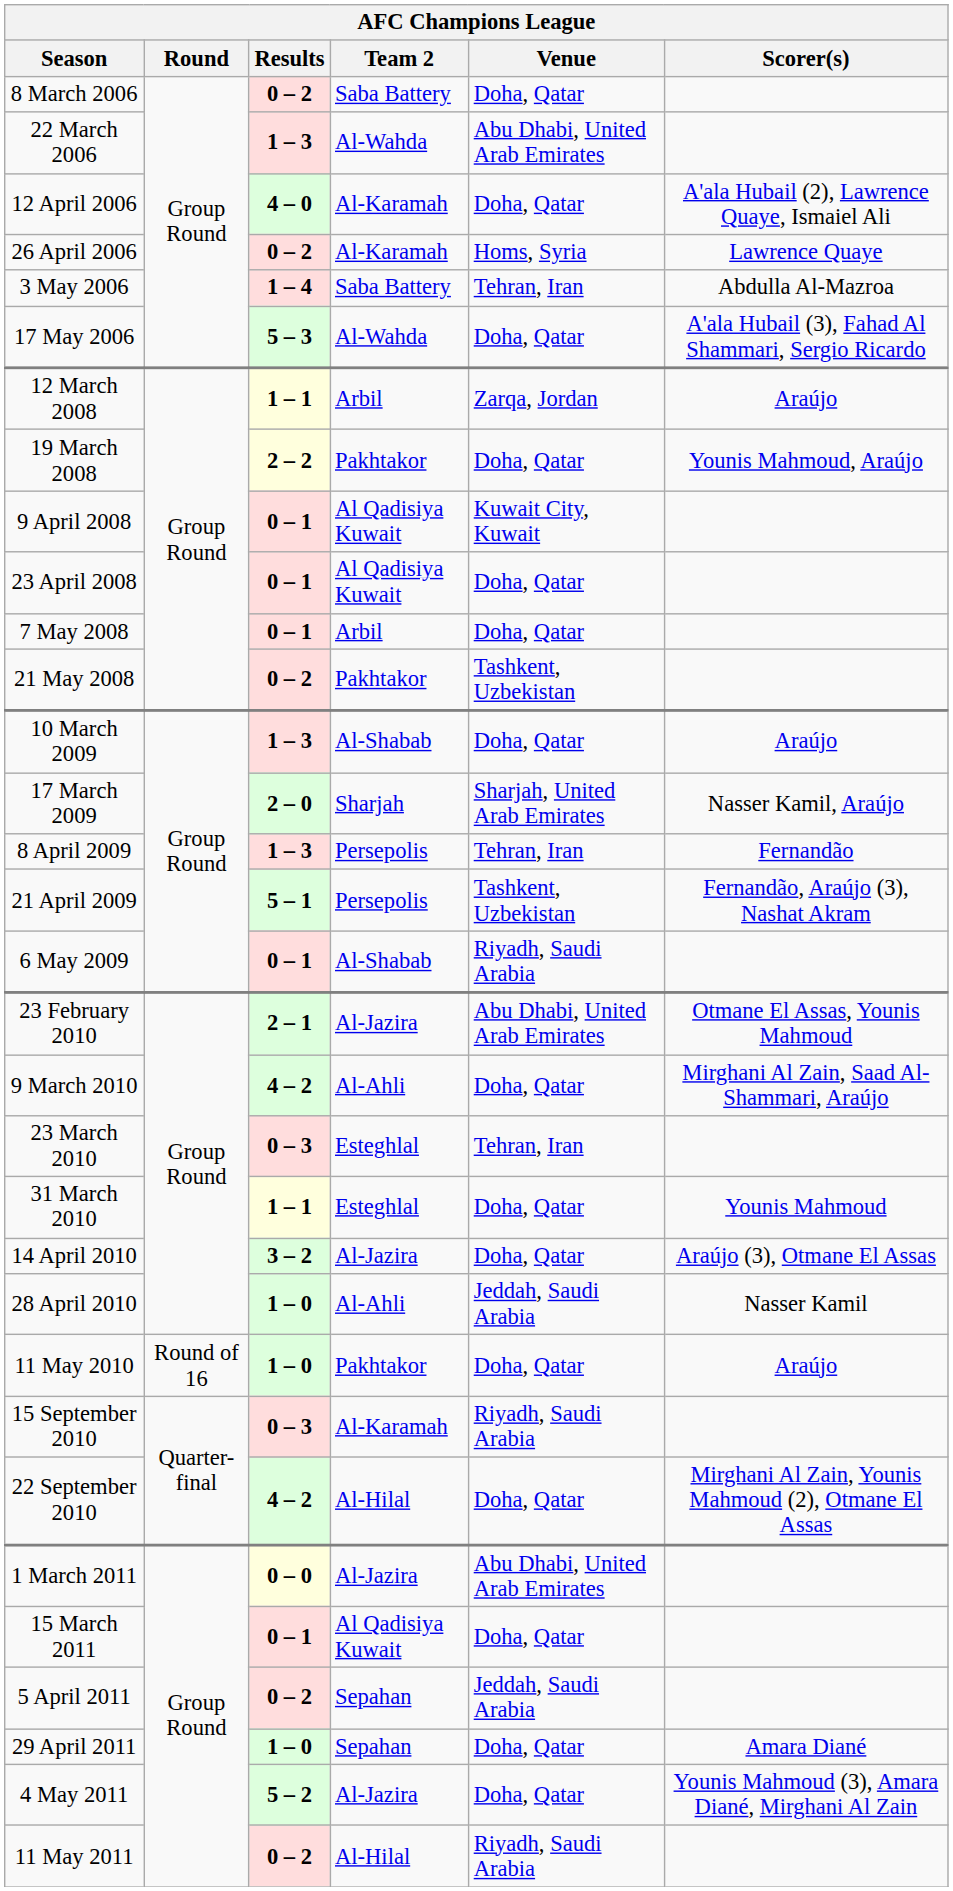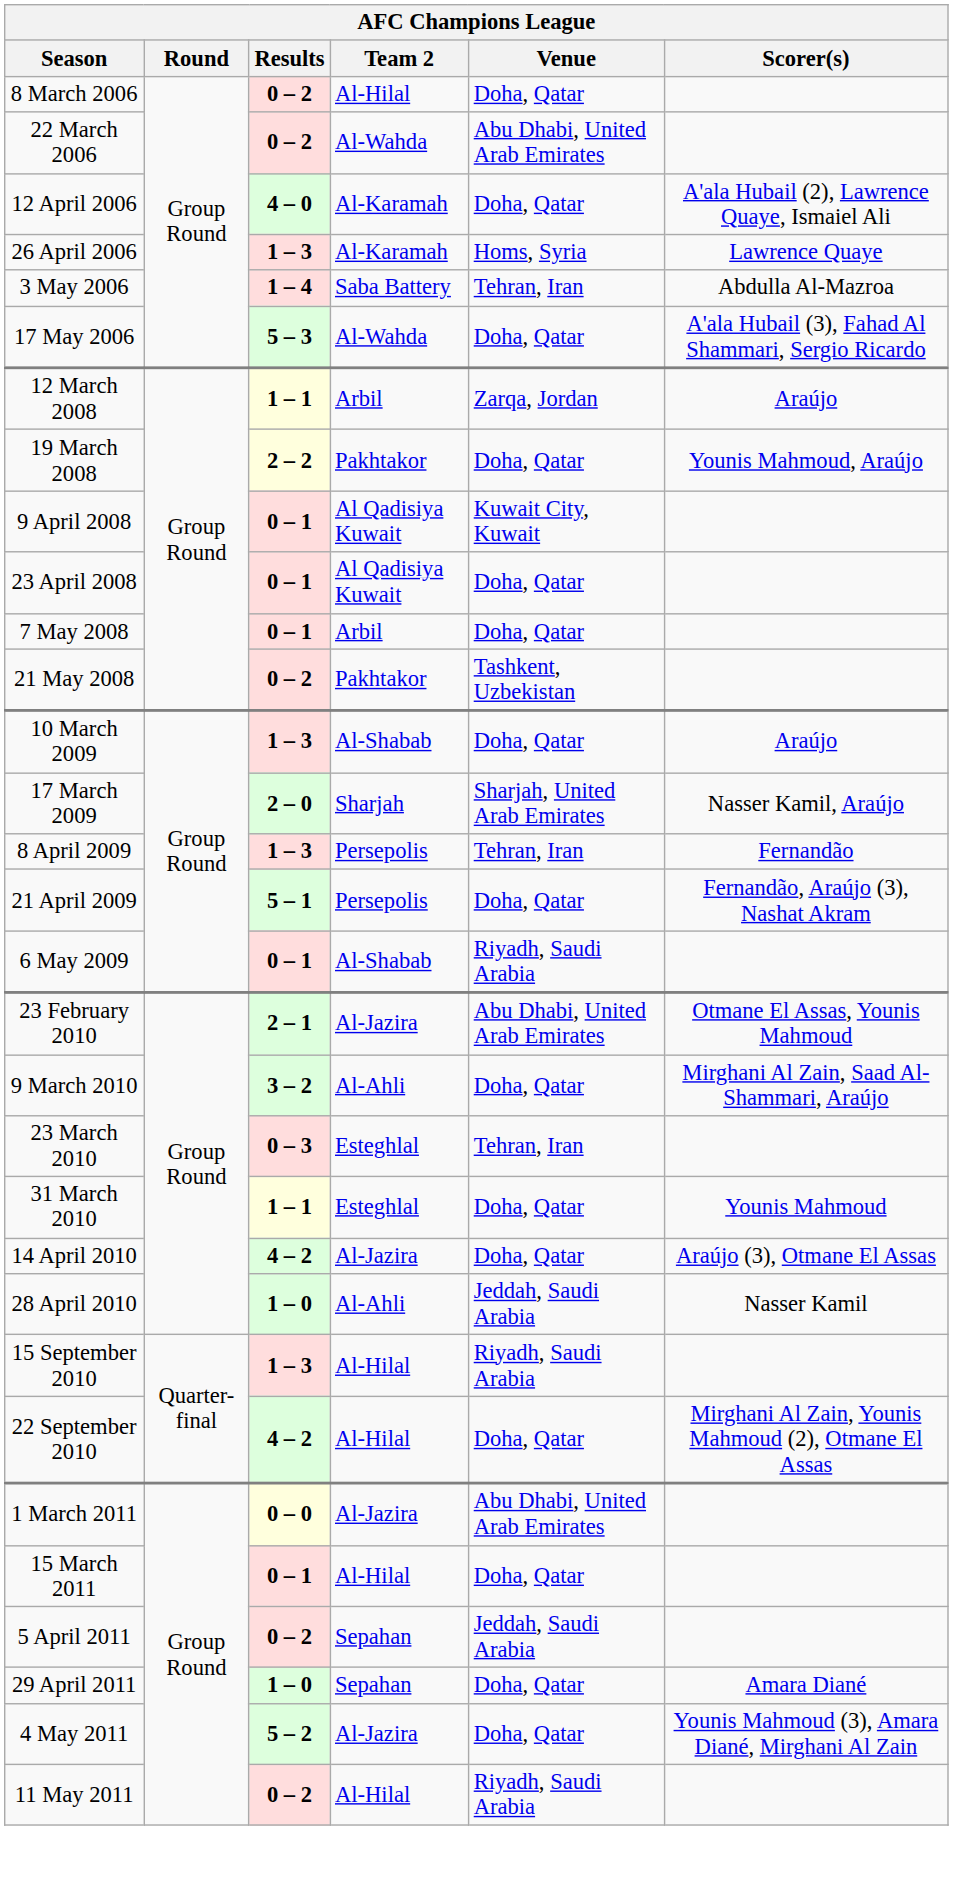(393, 93) Saba Battery -> (373, 93) Al-Hilal
(290, 142) 1 – 3 -> (290, 142) 0 – 2
(290, 252) 0 – 2 -> (290, 252) 1 – 3
(524, 899) Tashkent, Uzbekistan -> (529, 899) Doha, Qatar
(290, 1084) 4 – 2 -> (290, 1084) 3 – 2
(290, 1255) 3 – 2 -> (290, 1255) 4 – 2
- row: (74, 1365)
(290, 1426) 0 – 3 -> (290, 1365) 1 – 3
(391, 1426) Al-Karamah -> (373, 1365) Al-Hilal
(389, 1636) Al Qadisiya Kuwait -> (373, 1575) Al-Hilal
